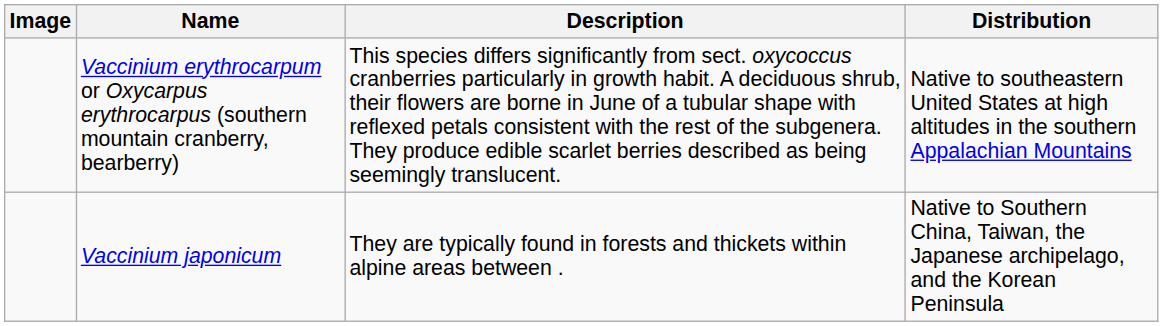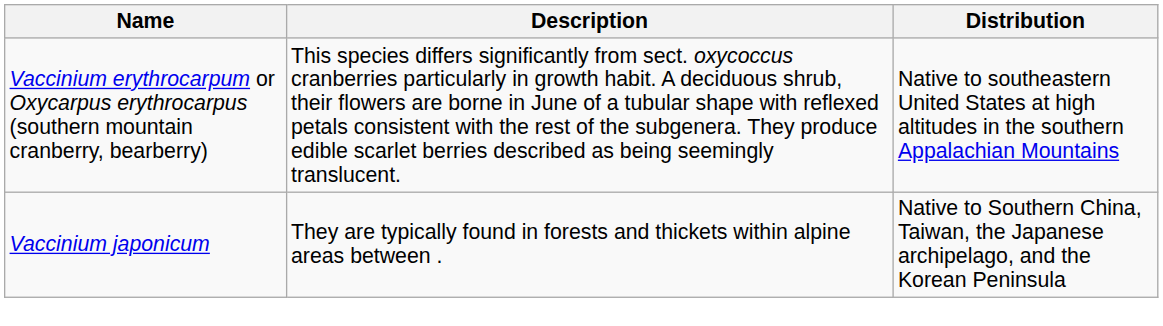- column: (40, 21)
